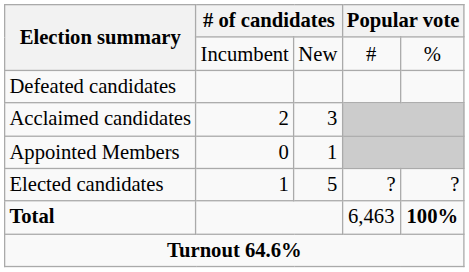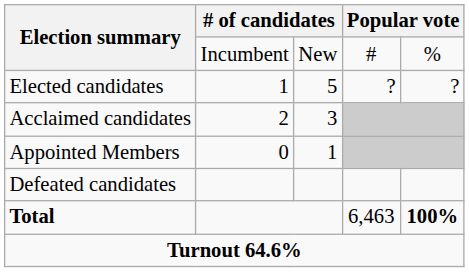rows swapped: (86, 184) <-> (93, 86)
